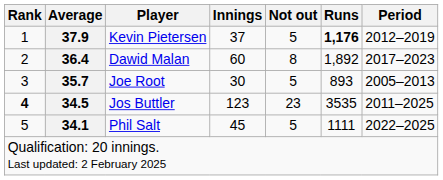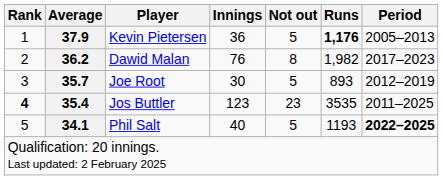(238, 37) 37 -> (238, 37) 36
(400, 37) 2012–2019 -> (400, 37) 2005–2013
(75, 59) 36.4 -> (75, 59) 36.2
(238, 59) 60 -> (238, 59) 76
(341, 59) 1,892 -> (341, 59) 1,982
(400, 81) 2005–2013 -> (400, 81) 2012–2019
(75, 103) 34.5 -> (75, 103) 35.4
(238, 125) 45 -> (238, 125) 40
(341, 125) 1111 -> (341, 125) 1193
(400, 125) normal -> (400, 125) bold
